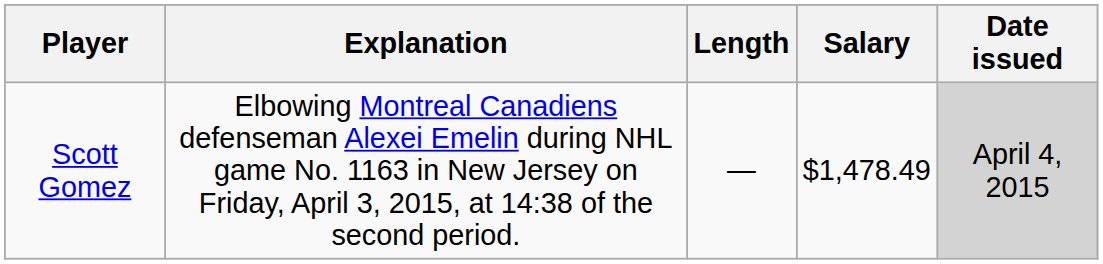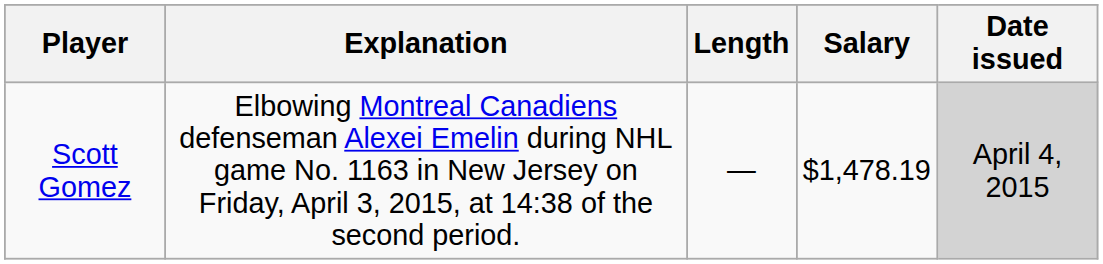(867, 170) $1,478.49 -> (867, 170) $1,478.19
